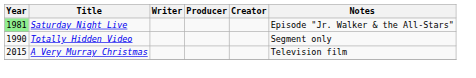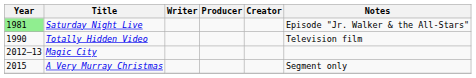(301, 39) Segment only -> (324, 39) Television film
+ row: (71, 53)
(309, 53) Television film -> (316, 66) Segment only
